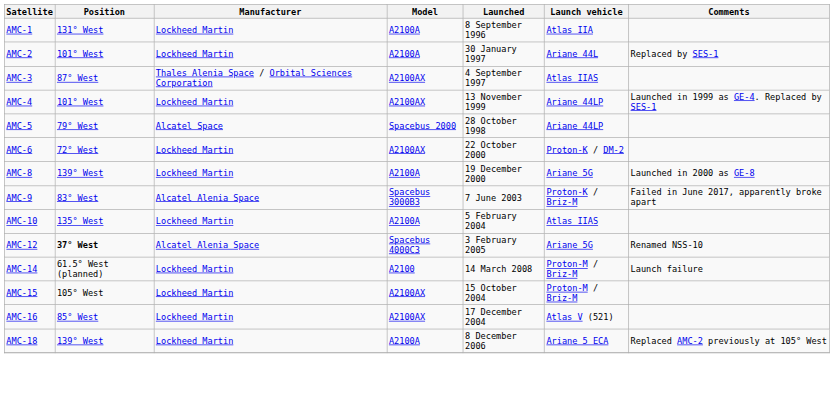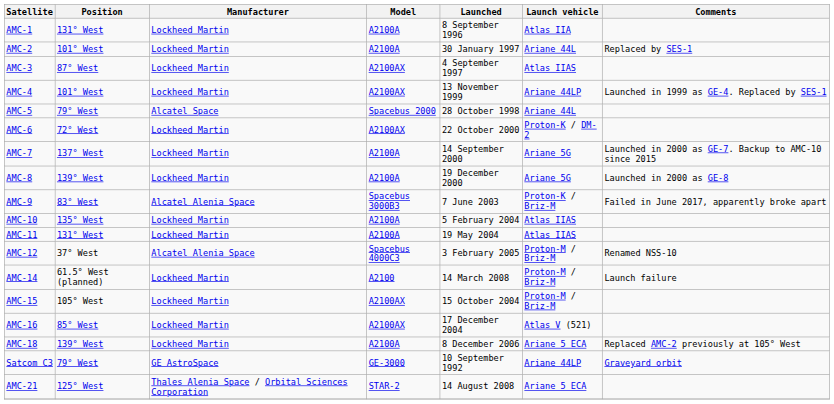(254, 78) Thales Alenia Space / Orbital Sciences Corporation -> (190, 68) Lockheed Martin
(575, 126) Ariane 44LP -> (550, 111) Ariane 44L
+ row: (19, 154)
+ row: (22, 234)
(78, 245) bold -> (78, 253) normal
(570, 245) Ariane 5G -> (550, 253) Proton-M / Briz-M
+ row: (30, 363)
+ row: (22, 387)
